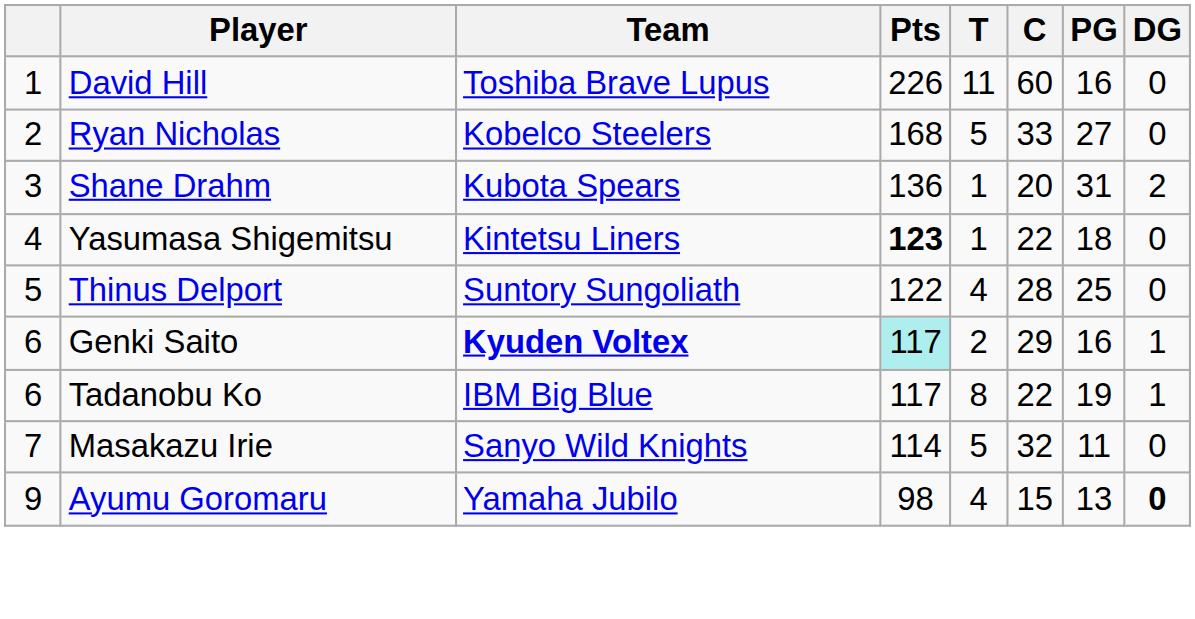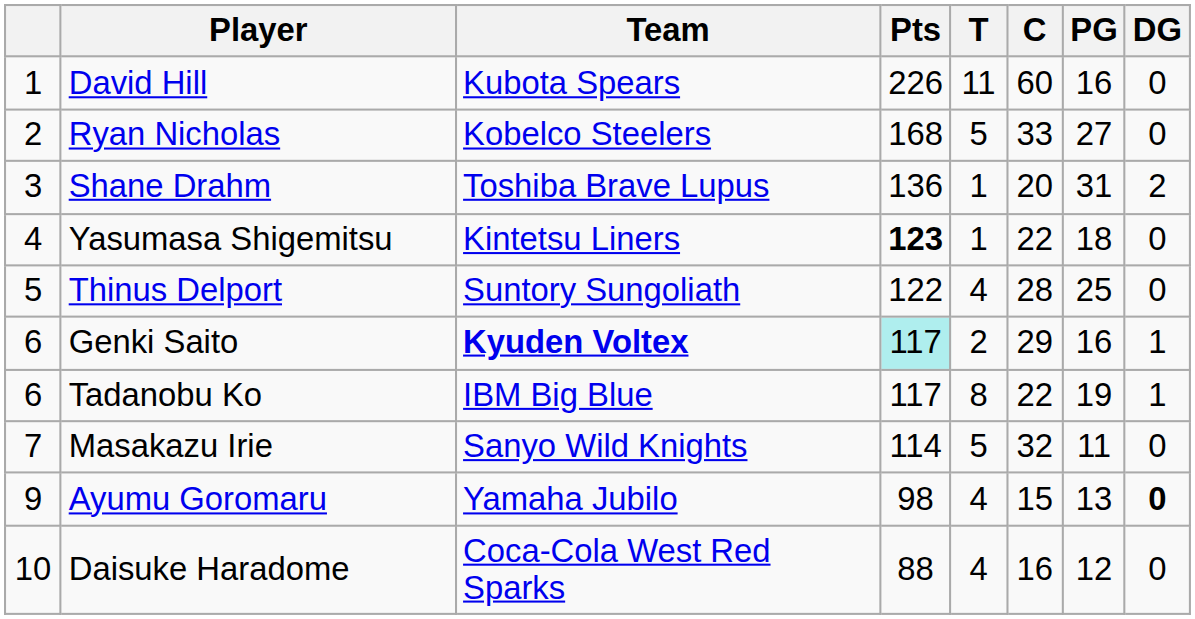(616, 82) Toshiba Brave Lupus -> (572, 82) Kubota Spears
(572, 186) Kubota Spears -> (616, 186) Toshiba Brave Lupus
+ row: (209, 569)
